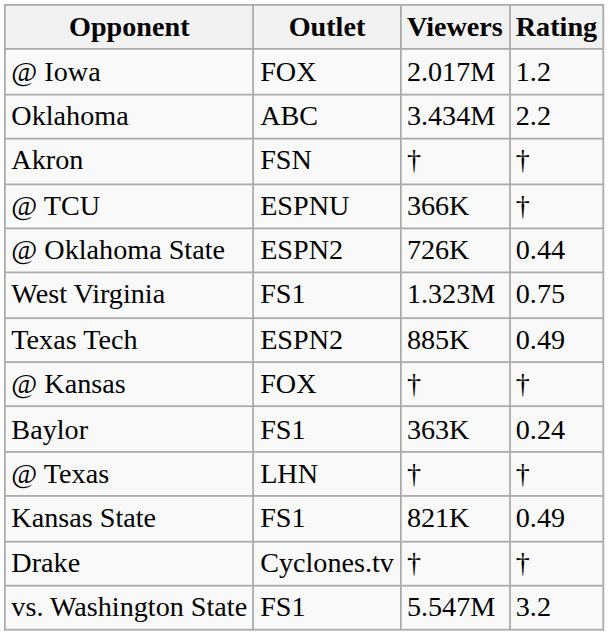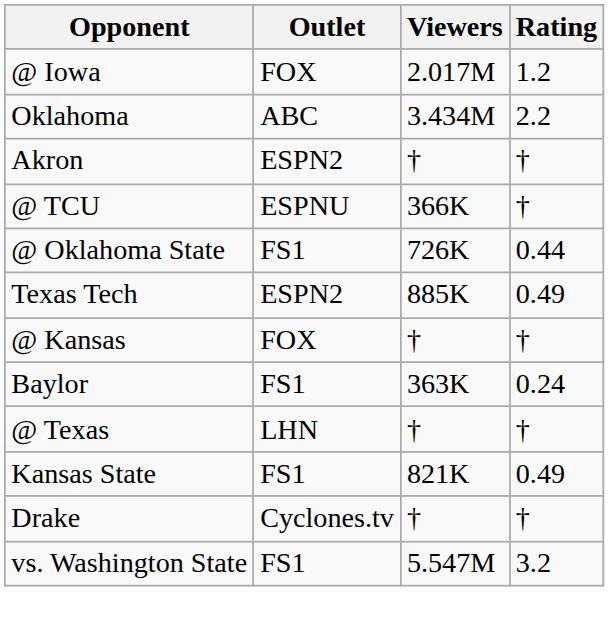(286, 160) FSN -> (302, 160) ESPN2
(302, 250) ESPN2 -> (283, 250) FS1
- row: (88, 294)
